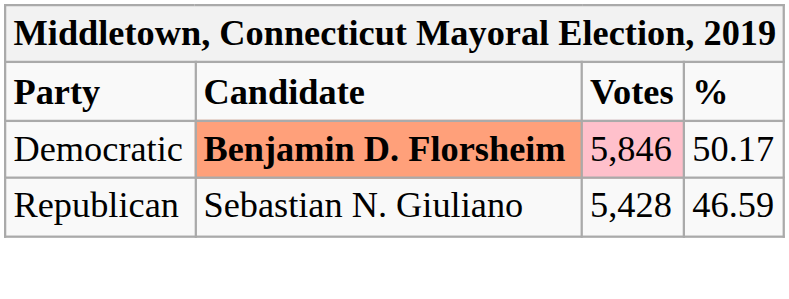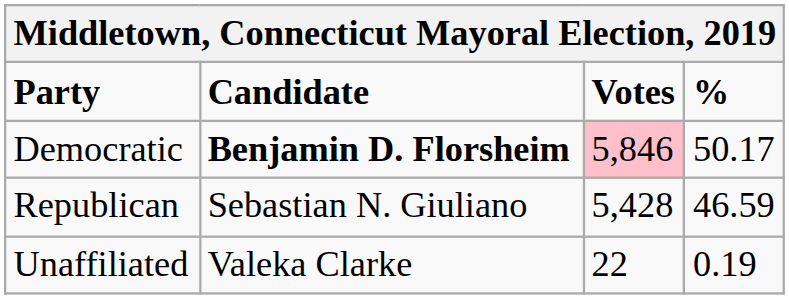(385, 148) lightsalmon background -> (389, 148) no background
+ row: (101, 263)
